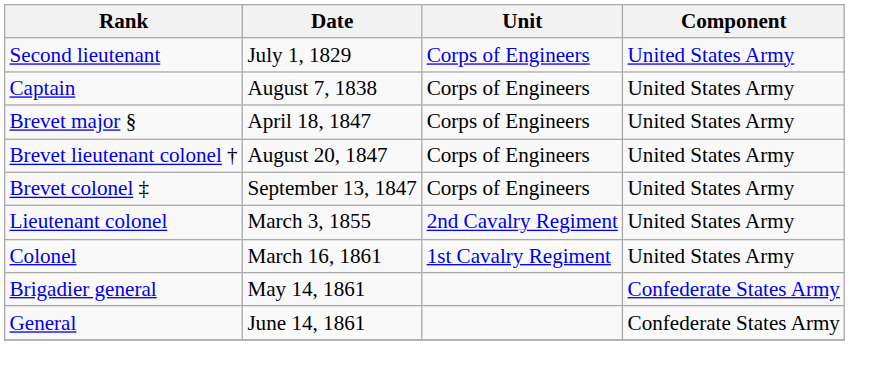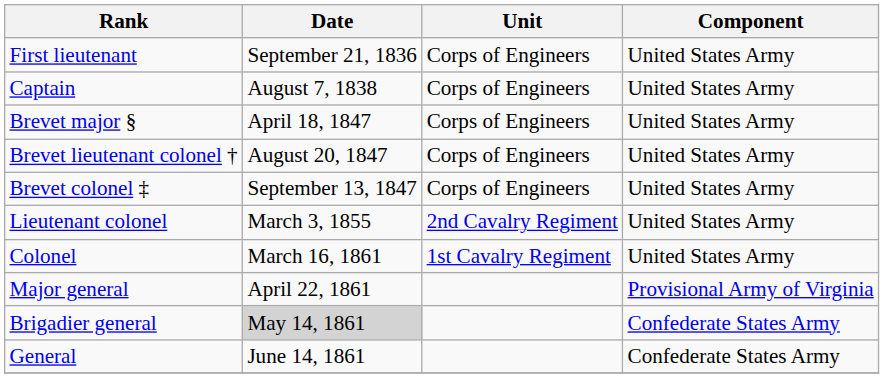- row: (85, 54)
+ row: (73, 54)
+ row: (69, 289)
(306, 289) no background -> (306, 322) lightgrey background
